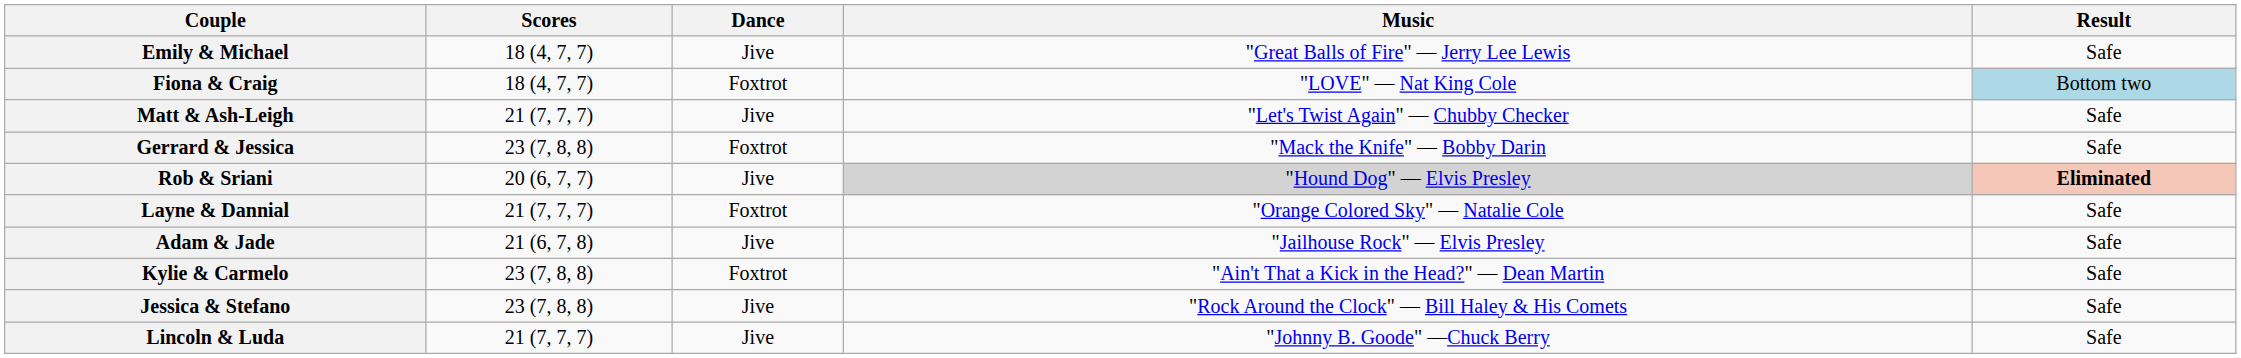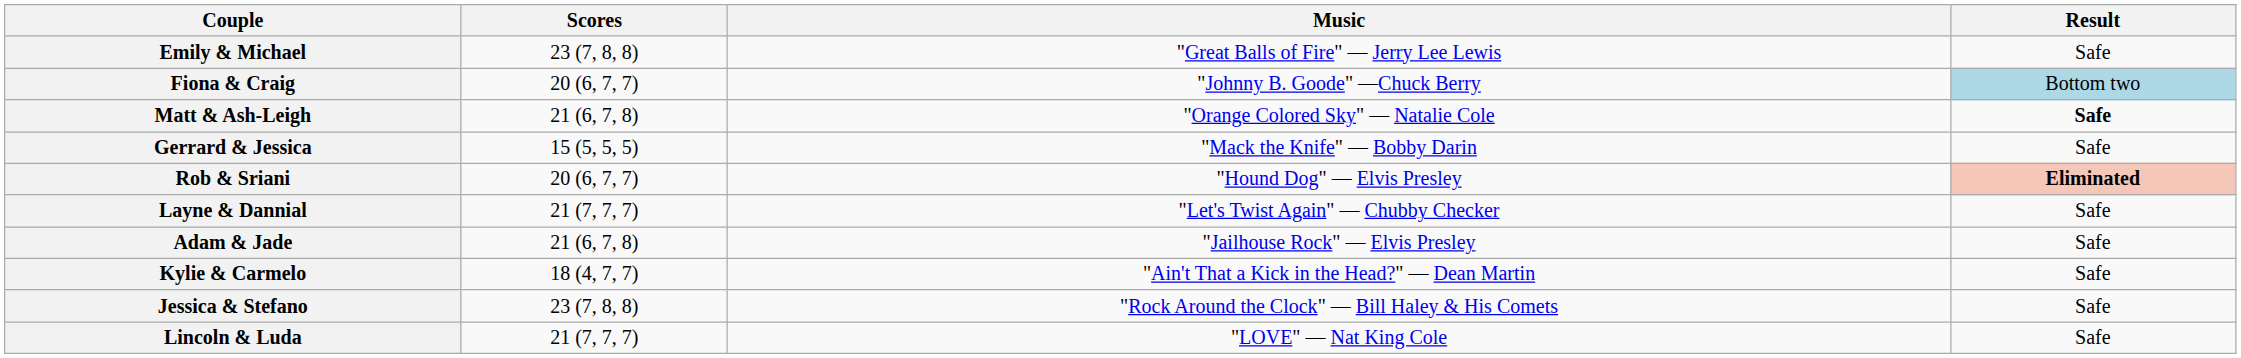- column: (758, 20)
(549, 52) 18 (4, 7, 7) -> (594, 52) 23 (7, 8, 8)
(549, 83) 18 (4, 7, 7) -> (594, 83) 20 (6, 7, 7)
(1408, 83) "LOVE" — Nat King Cole -> (1339, 83) "Johnny B. Goode" —Chuck Berry
(549, 115) 21 (7, 7, 7) -> (594, 115) 21 (6, 7, 8)
(1408, 115) "Let's Twist Again" — Chubby Checker -> (1339, 115) "Orange Colored Sky" — Natalie Cole
(2104, 115) normal -> (2093, 115) bold
(549, 147) 23 (7, 8, 8) -> (594, 147) 15 (5, 5, 5)
(1408, 178) lightgrey background -> (1339, 178) no background
(1408, 210) "Orange Colored Sky" — Natalie Cole -> (1339, 210) "Let's Twist Again" — Chubby Checker
(549, 274) 23 (7, 8, 8) -> (594, 274) 18 (4, 7, 7)
(1408, 337) "Johnny B. Goode" —Chuck Berry -> (1339, 337) "LOVE" — Nat King Cole
